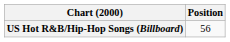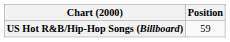(205, 28) 56 -> (205, 28) 59
